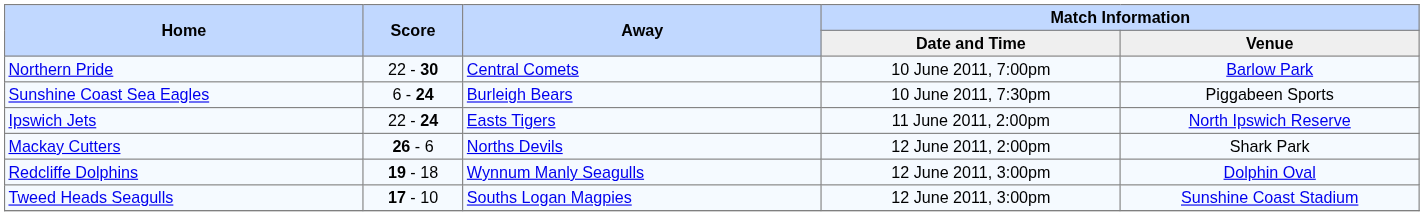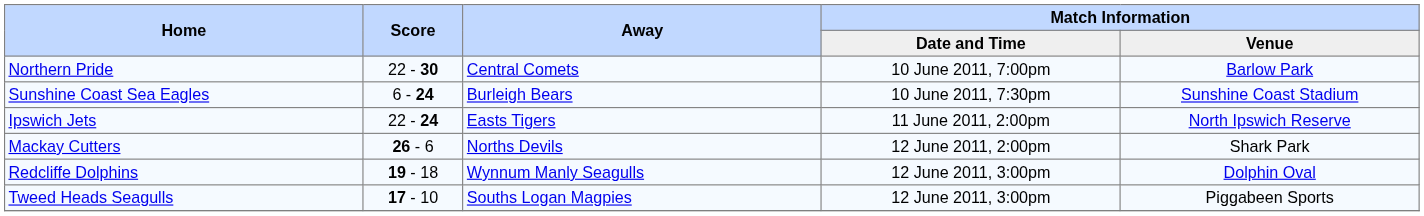(1270, 95) Piggabeen Sports -> (1270, 95) Sunshine Coast Stadium
(1270, 198) Sunshine Coast Stadium -> (1270, 198) Piggabeen Sports
